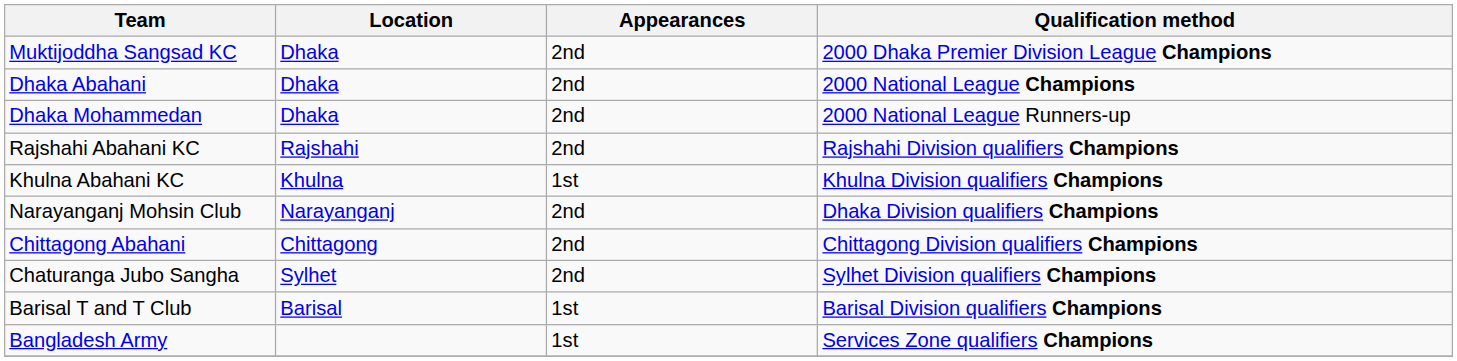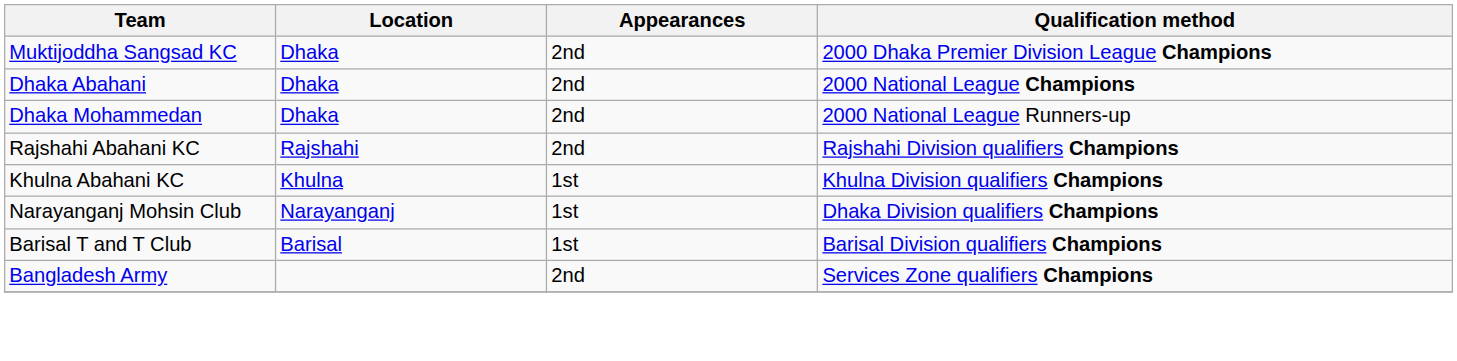(568, 212) 2nd -> (565, 212) 1st
- row: (97, 244)
- row: (124, 276)
(565, 340) 1st -> (568, 276) 2nd
